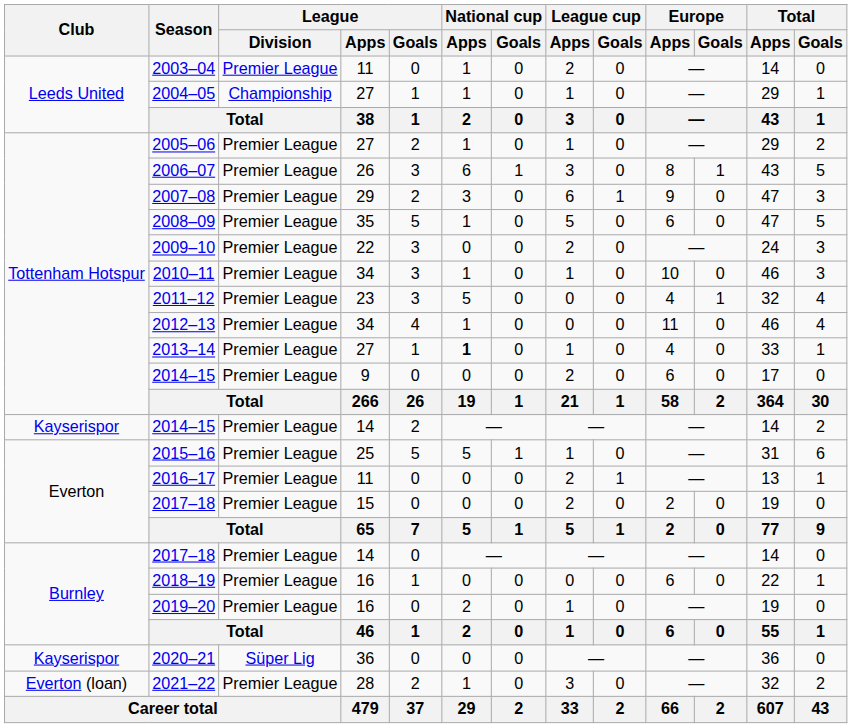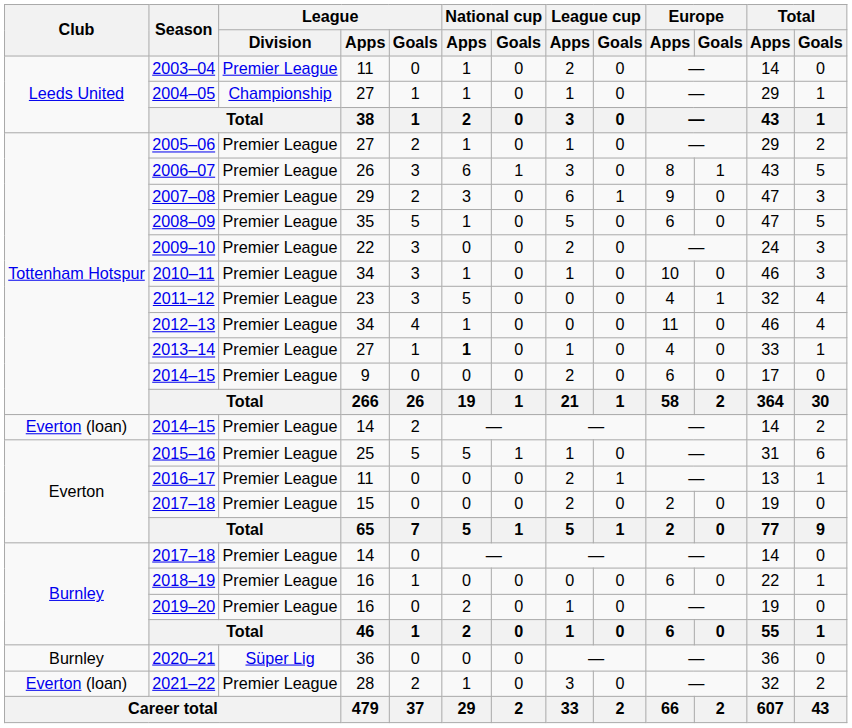(76, 427) Kayserispor -> (76, 427) Everton (loan)
(76, 658) Kayserispor -> (76, 658) Burnley
